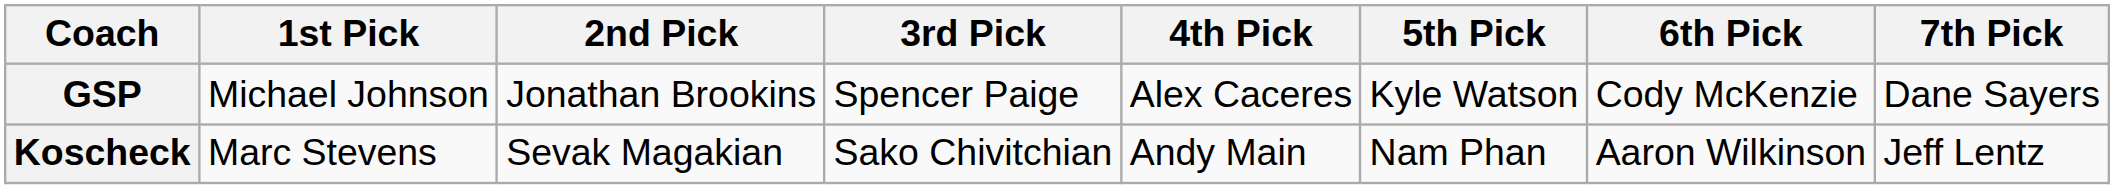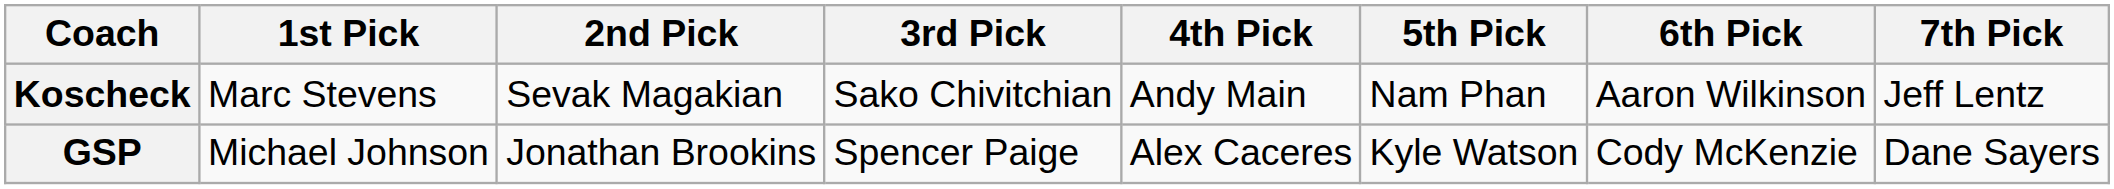rows swapped: (102, 152) <-> (102, 93)
